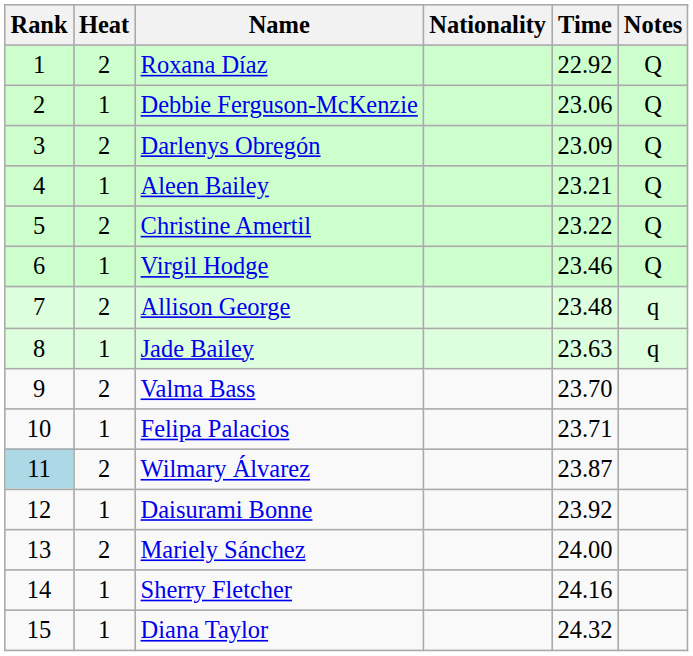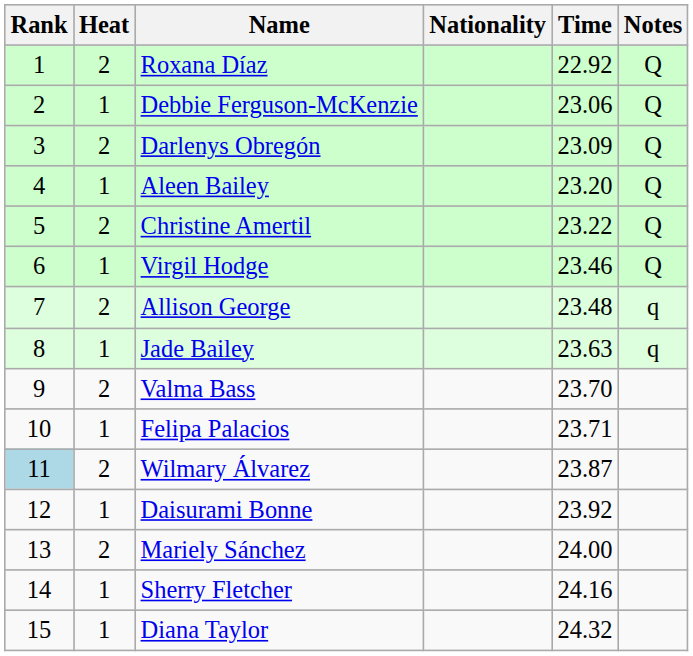(585, 186) 23.21 -> (585, 186) 23.20
